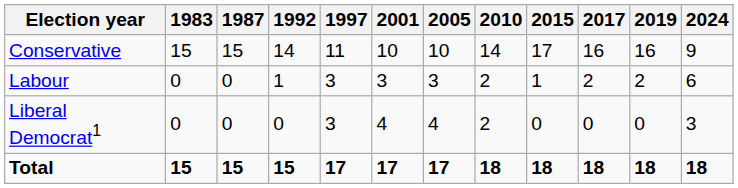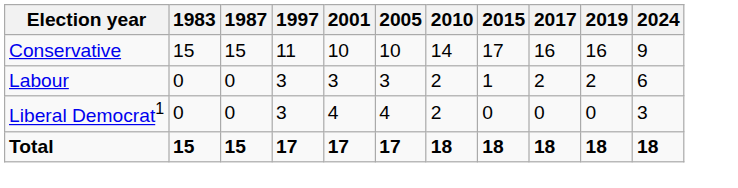- column: (295, 19)
